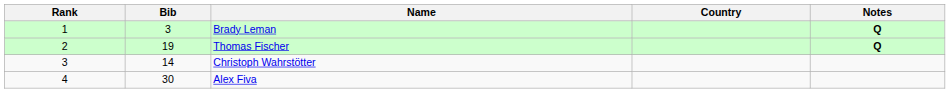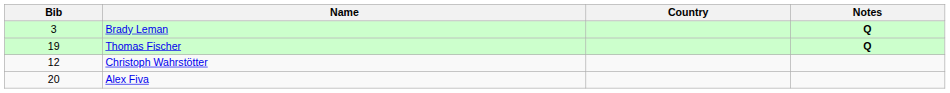- column: (65, 12)
(168, 63) 14 -> (54, 63) 12
(168, 79) 30 -> (54, 79) 20
